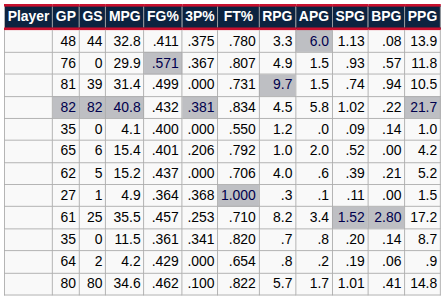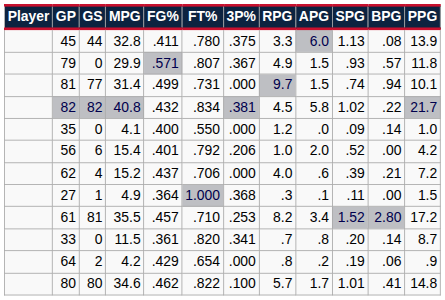columns swapped: (200, 17) <-> (238, 17)
(68, 41) 48 -> (68, 41) 45
(68, 63) 76 -> (68, 63) 79
(95, 85) 39 -> (95, 85) 77
(424, 85) 10.5 -> (424, 85) 10.1
(68, 151) 65 -> (68, 151) 56
(99, 173) 5 -> (99, 173) 4
(428, 173) 5.2 -> (428, 173) 7.2
(95, 217) 25 -> (95, 217) 81
(68, 239) 35 -> (68, 239) 33
